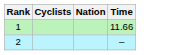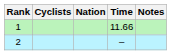+ column: (151, 12)
